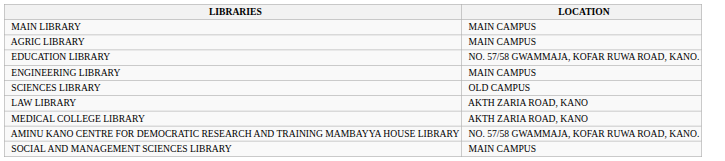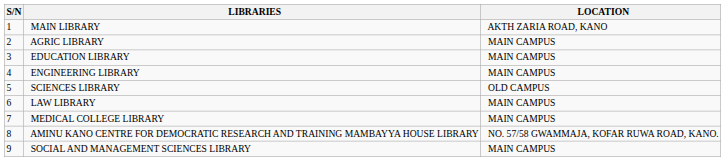+ column: (14, 12)
(500, 27) MAIN CAMPUS -> (545, 27) AKTH ZARIA ROAD, KANO
(582, 57) NO. 57/58 GWAMMAJA, KOFAR RUWA ROAD, KANO. -> (519, 57) MAIN CAMPUS
(526, 103) AKTH ZARIA ROAD, KANO -> (519, 103) MAIN CAMPUS
(526, 118) AKTH ZARIA ROAD, KANO -> (519, 118) MAIN CAMPUS
